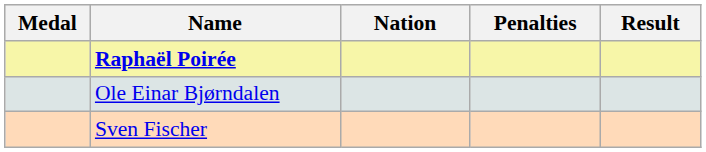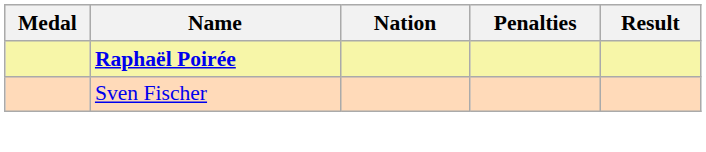- row: (187, 93)
